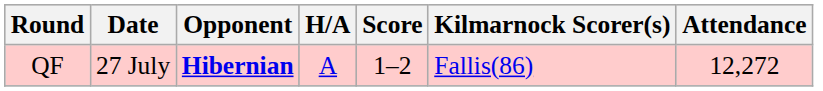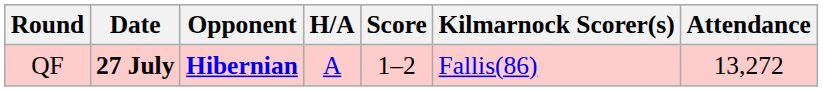(133, 65) normal -> (135, 65) bold
(744, 65) 12,272 -> (749, 65) 13,272
